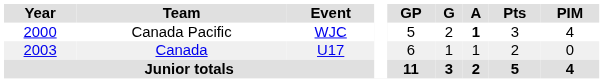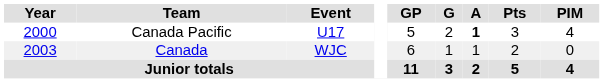(331, 31) WJC -> (331, 31) U17
(331, 50) U17 -> (331, 50) WJC
